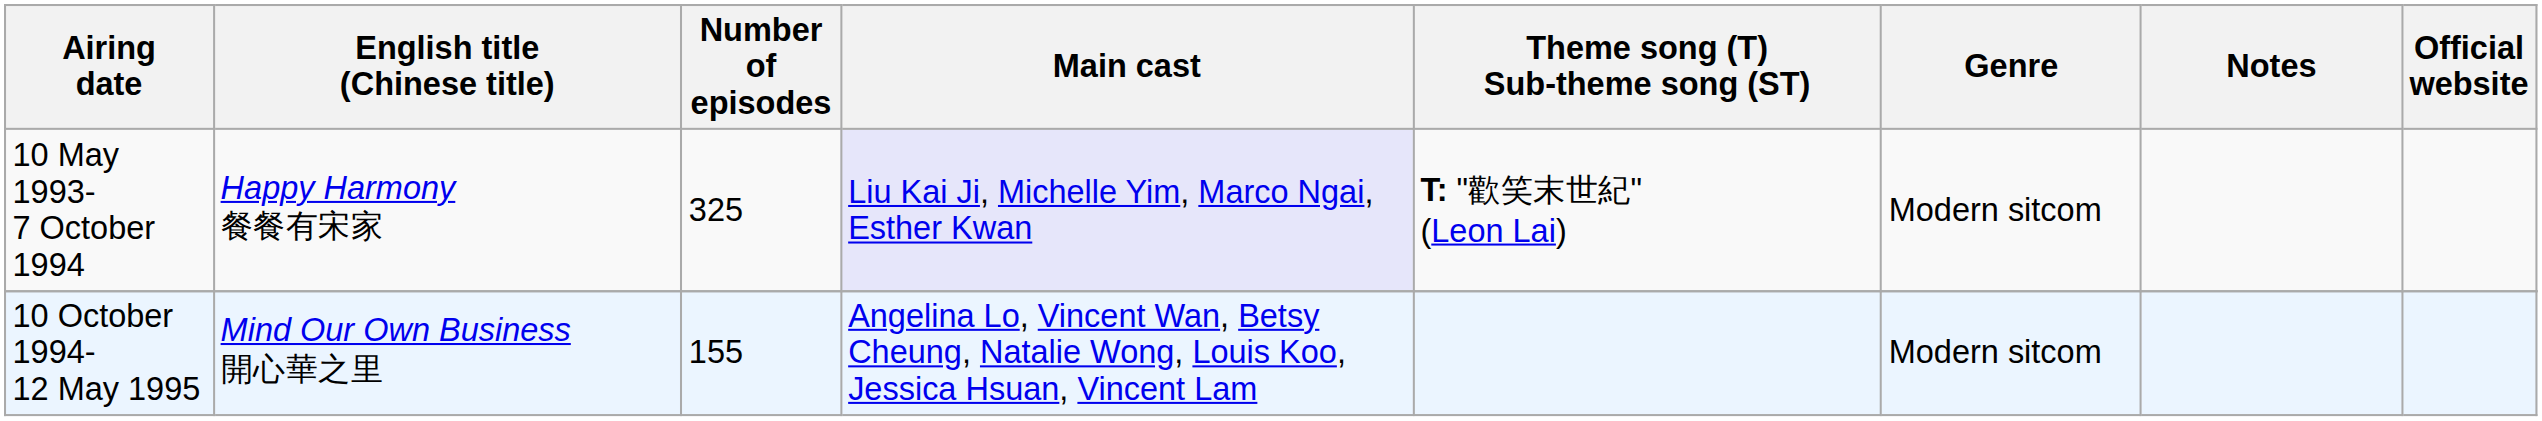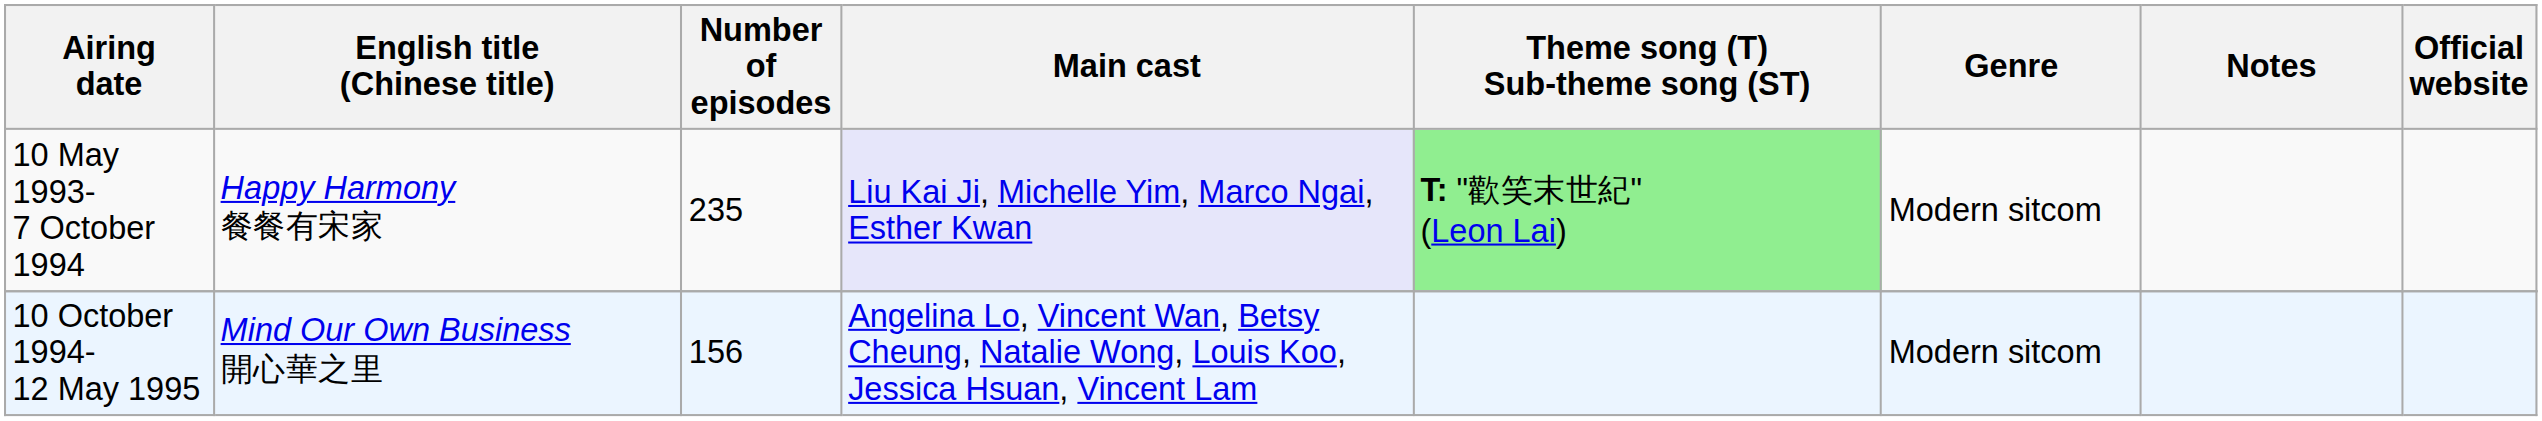(716, 209) 325 -> (716, 209) 235
(1531, 210) no background -> (1531, 210) lightgreen background
(716, 352) 155 -> (716, 352) 156
